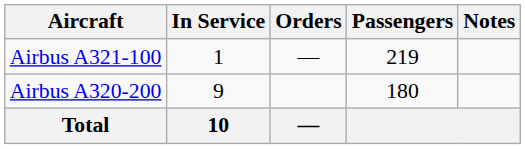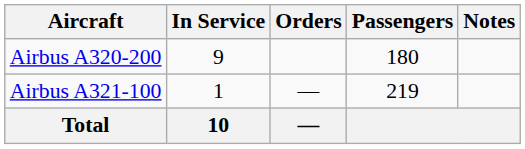rows swapped: (86, 90) <-> (86, 56)
